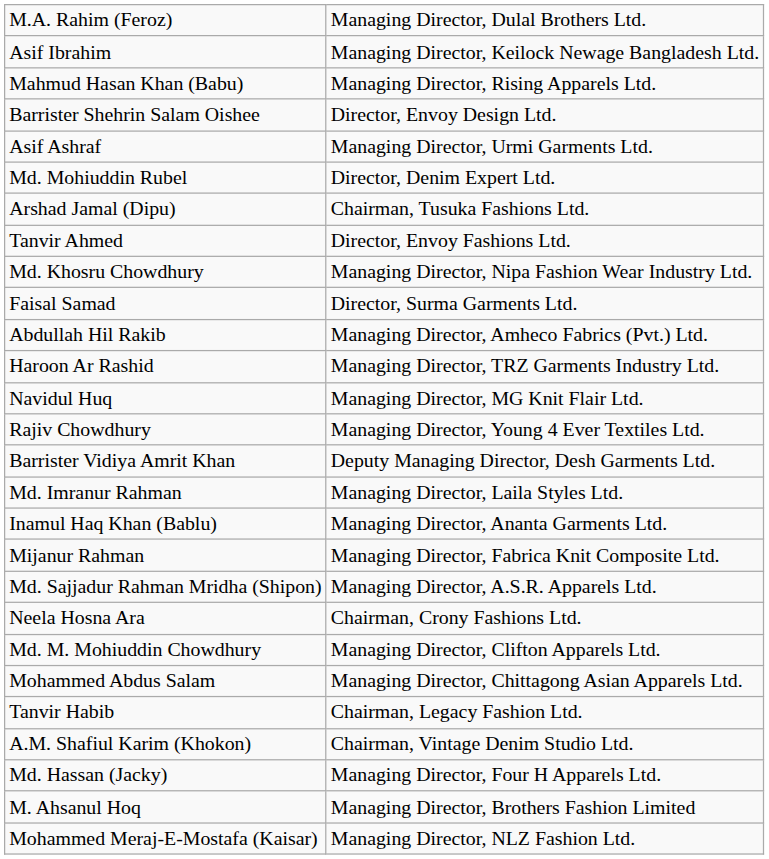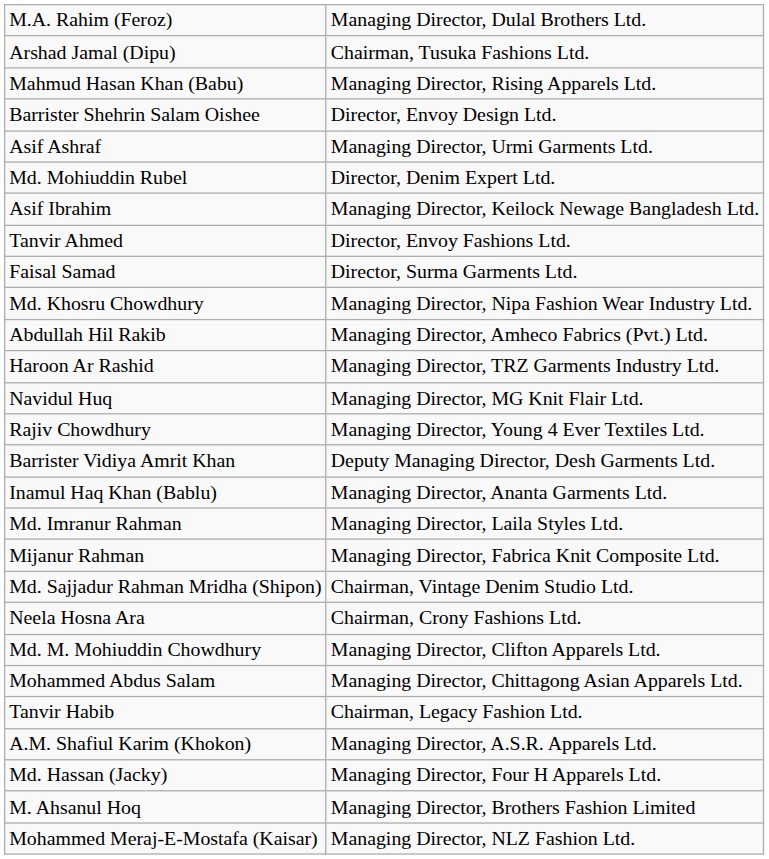rows swapped: (92, 209) <-> (60, 51)
rows swapped: (106, 271) <-> (62, 303)
rows swapped: (113, 523) <-> (95, 492)
(494, 586) Managing Director, A.S.R. Apparels Ltd. -> (482, 586) Chairman, Vintage Denim Studio Ltd.
(482, 743) Chairman, Vintage Denim Studio Ltd. -> (494, 743) Managing Director, A.S.R. Apparels Ltd.
